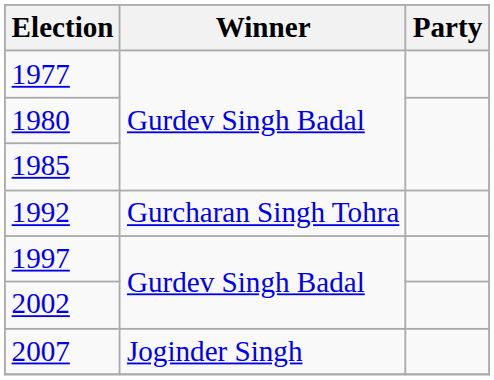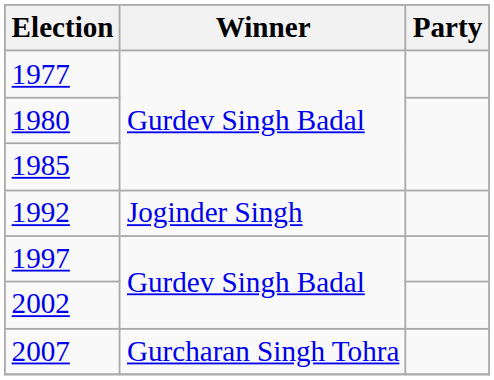(263, 212) Gurcharan Singh Tohra -> (215, 212) Joginder Singh
(215, 350) Joginder Singh -> (263, 350) Gurcharan Singh Tohra
